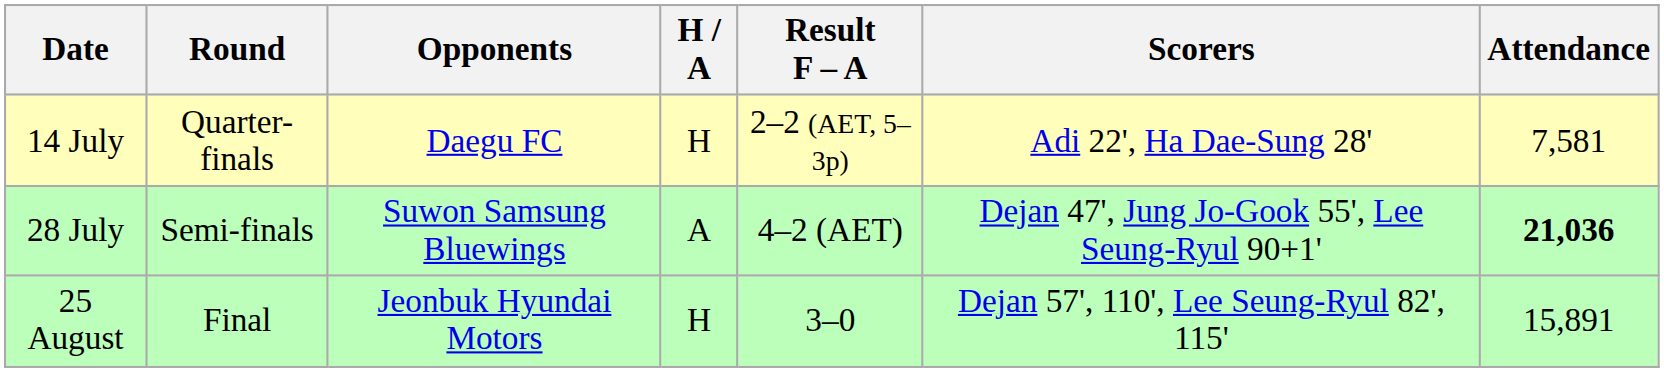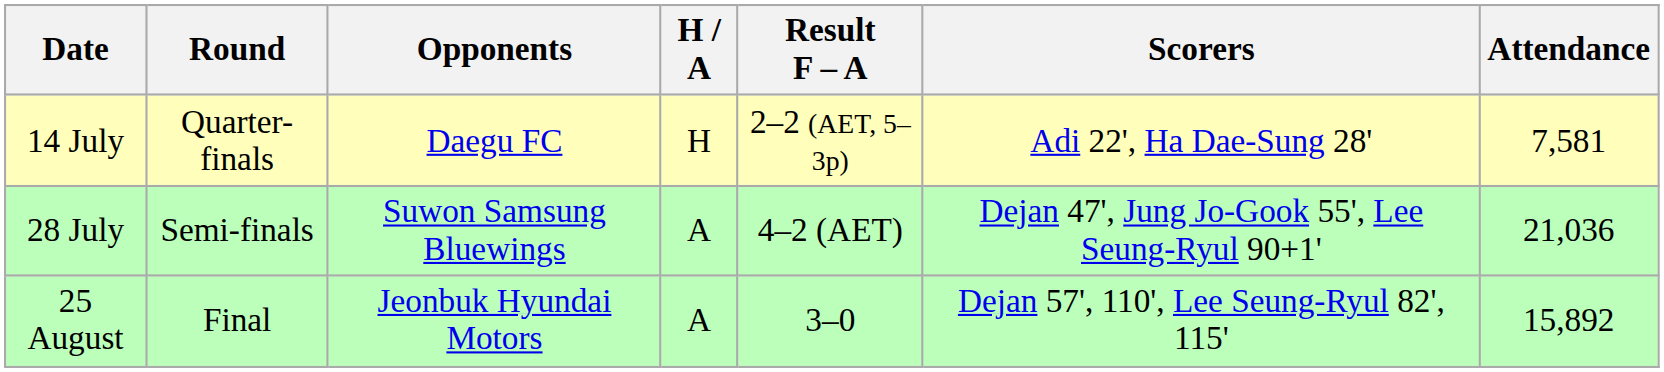(1569, 230) bold -> (1569, 230) normal
(699, 320) H -> (699, 320) A
(1569, 320) 15,891 -> (1569, 320) 15,892
